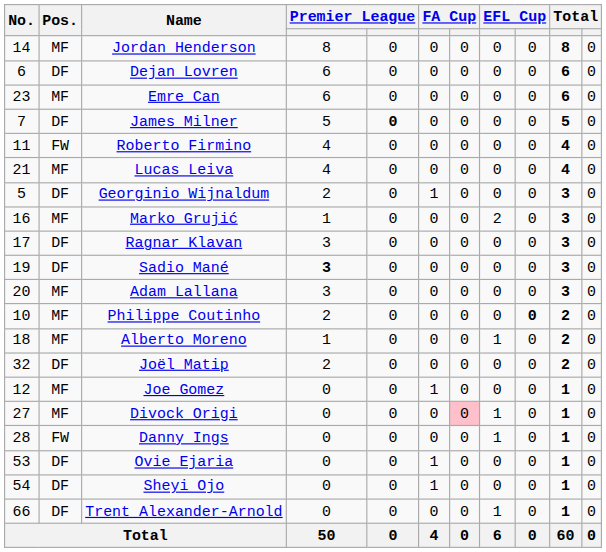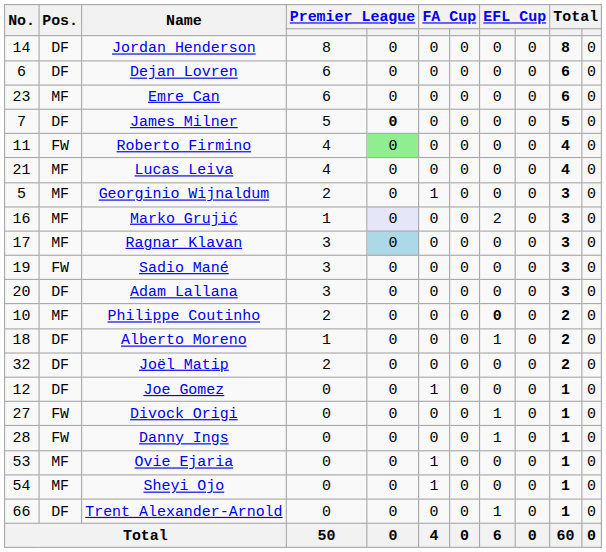(60, 48) MF -> (60, 48) DF
(393, 146) no background -> (393, 146) lightgreen background
(60, 194) DF -> (60, 194) MF
(393, 219) no background -> (393, 219) lavender background
(60, 243) DF -> (60, 243) MF
(393, 243) no background -> (393, 243) lightblue background
(60, 268) DF -> (60, 268) FW
(327, 268) bold -> (327, 268) normal
(60, 292) MF -> (60, 292) DF
(497, 316) normal -> (497, 316) bold
(532, 316) bold -> (532, 316) normal
(60, 341) MF -> (60, 341) DF
(60, 389) MF -> (60, 389) DF
(60, 414) MF -> (60, 414) FW
(465, 414) pink background -> (465, 414) no background
(60, 462) DF -> (60, 462) MF
(60, 487) DF -> (60, 487) MF
